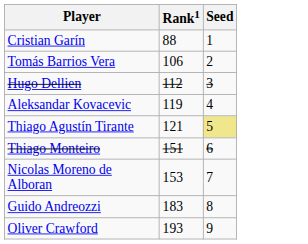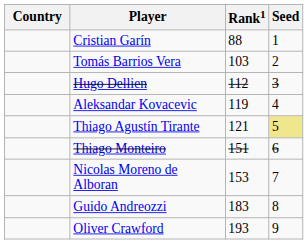+ column: (37, 17)
(173, 62) 106 -> (239, 62) 103
